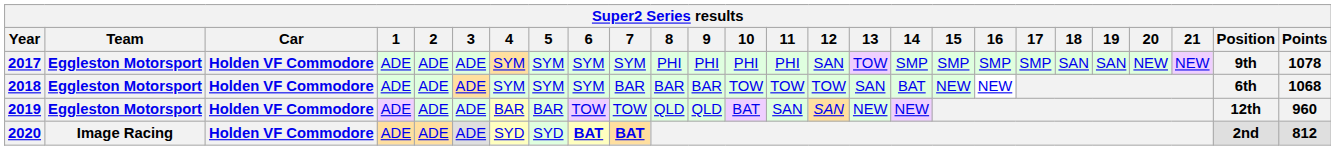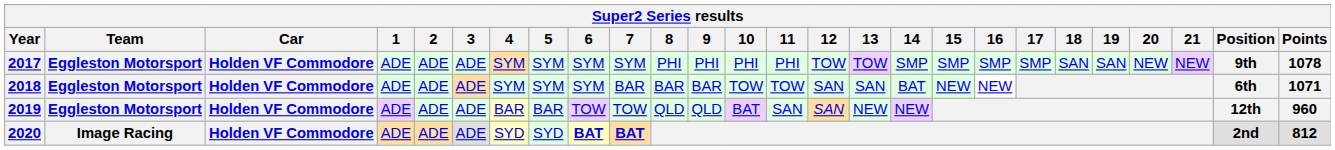(829, 63) SAN -> (829, 63) TOW
(829, 86) TOW -> (829, 86) SAN
(1305, 86) 1068 -> (1305, 86) 1071
